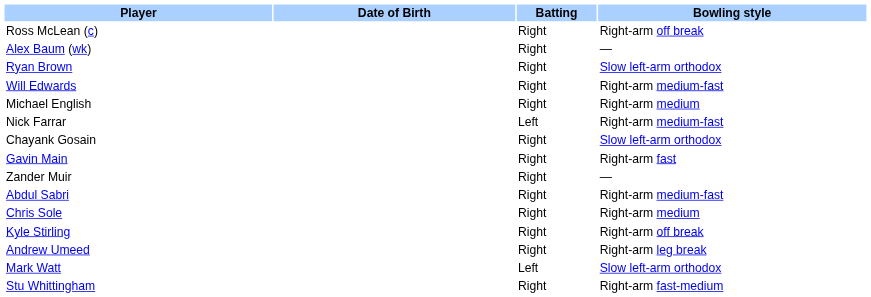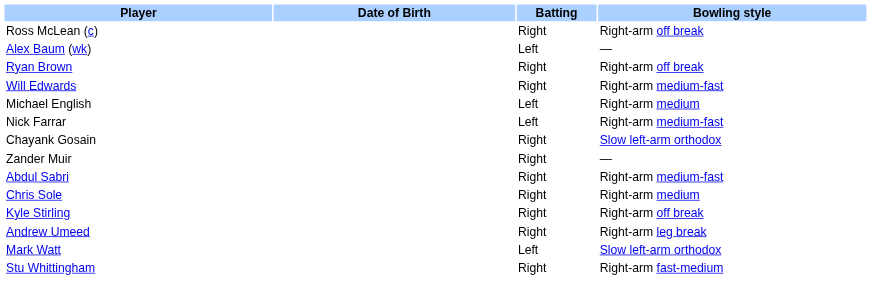(532, 49) Right -> (528, 49) Left
(661, 67) Slow left-arm orthodox -> (652, 67) Right-arm off break
(532, 104) Right -> (528, 104) Left
- row: (37, 158)
